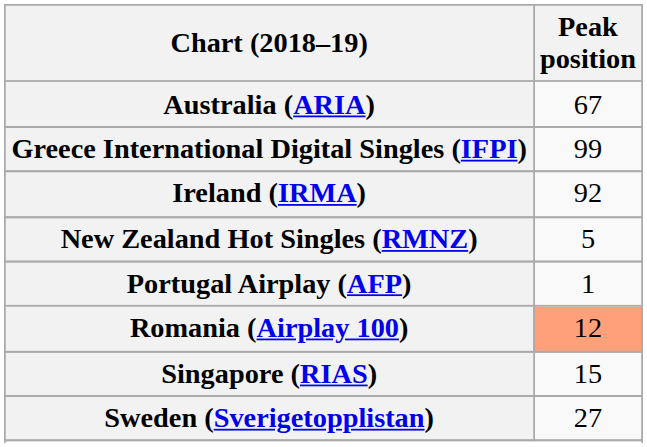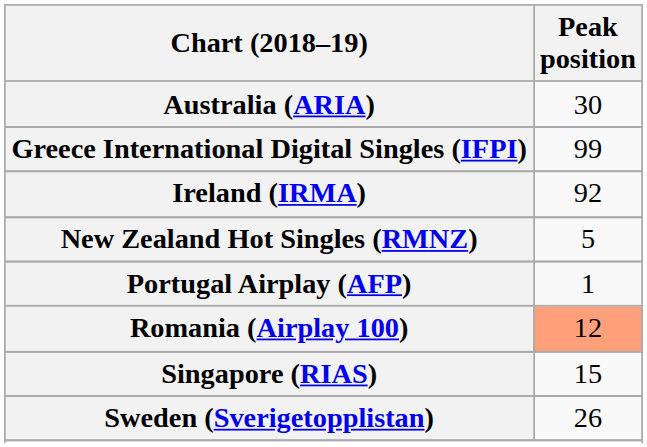(588, 103) 67 -> (588, 103) 30
(588, 418) 27 -> (588, 418) 26
